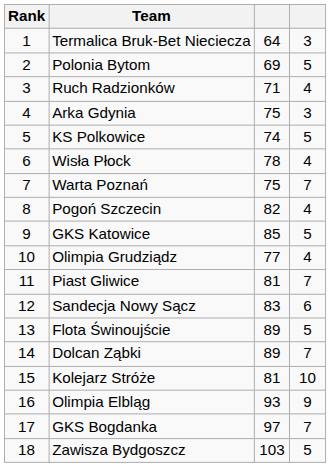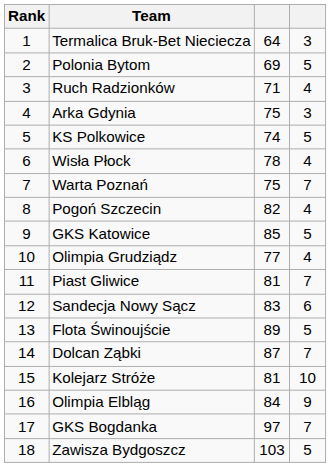(272, 354) 89 -> (272, 354) 87
(272, 402) 93 -> (272, 402) 84
